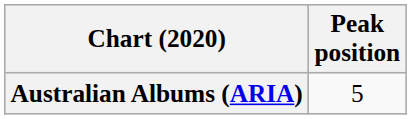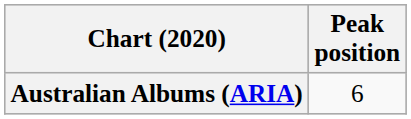(357, 93) 5 -> (357, 93) 6
